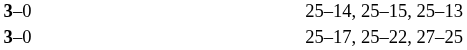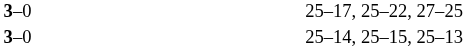rows swapped: (384, 11) <-> (384, 36)
